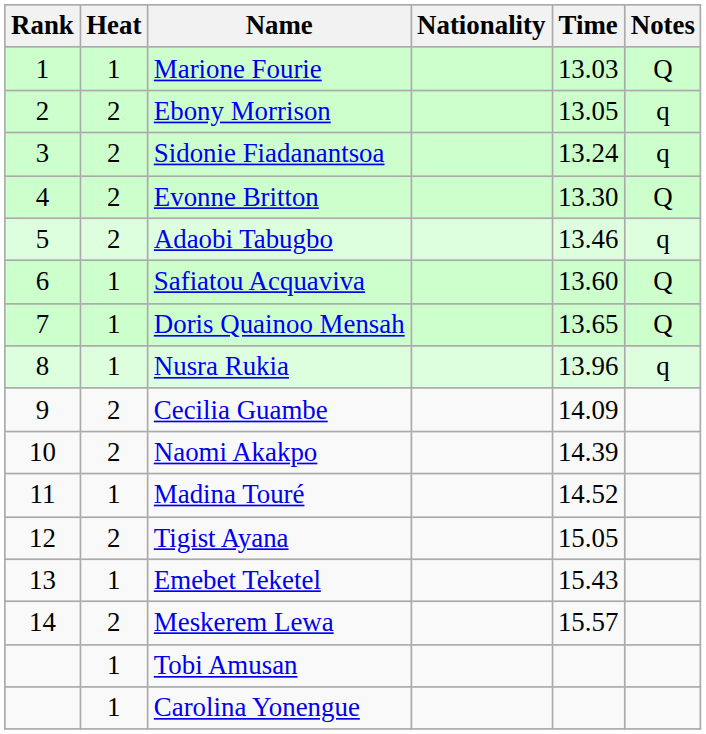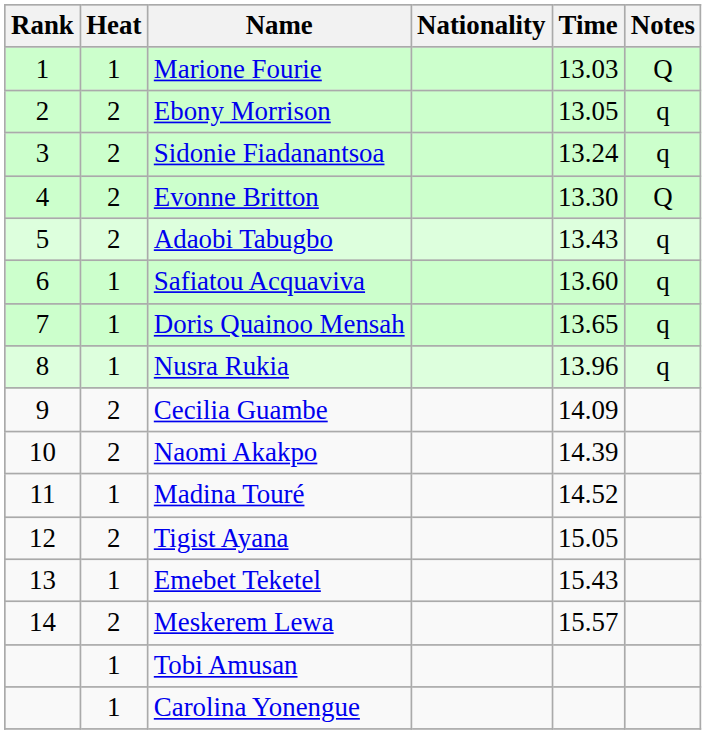(588, 238) 13.46 -> (588, 238) 13.43
(663, 281) Q -> (663, 281) q
(663, 324) Q -> (663, 324) q
